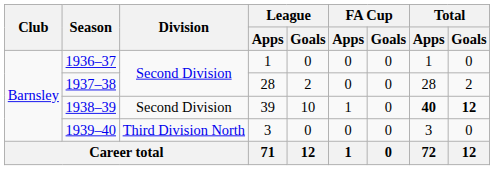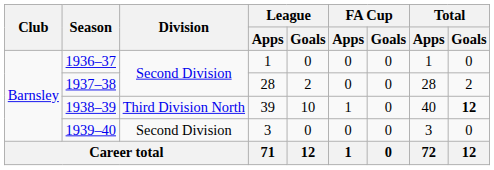(184, 107) Second Division -> (184, 107) Third Division North
(429, 107) bold -> (429, 107) normal
(184, 130) Third Division North -> (184, 130) Second Division
